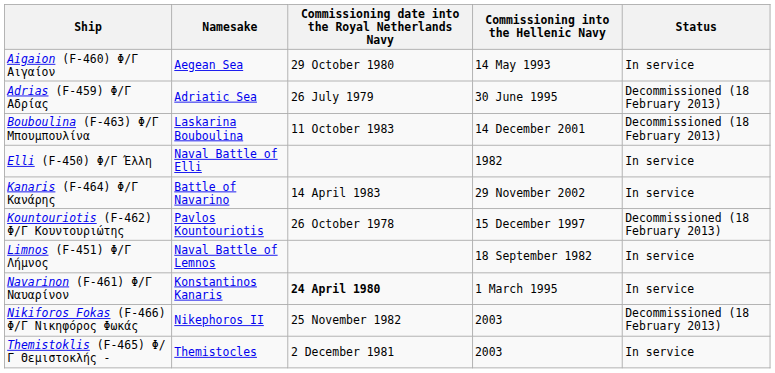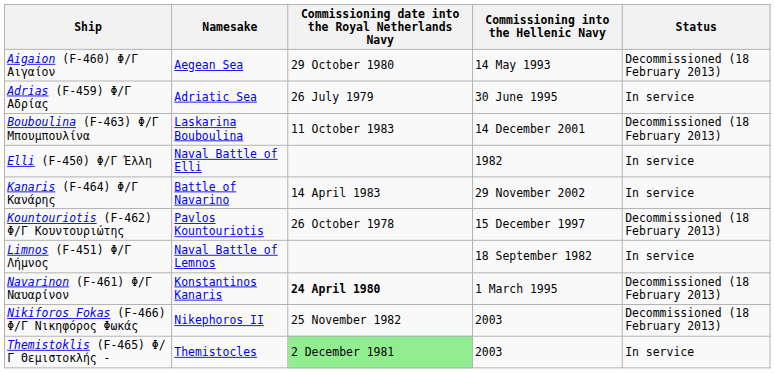(660, 65) In service -> (687, 65) Decommissioned (18 February 2013)
(687, 97) Decommissioned (18 February 2013) -> (660, 97) In service
(660, 288) In service -> (687, 288) Decommissioned (18 February 2013)
(343, 352) no background -> (343, 352) lightgreen background
